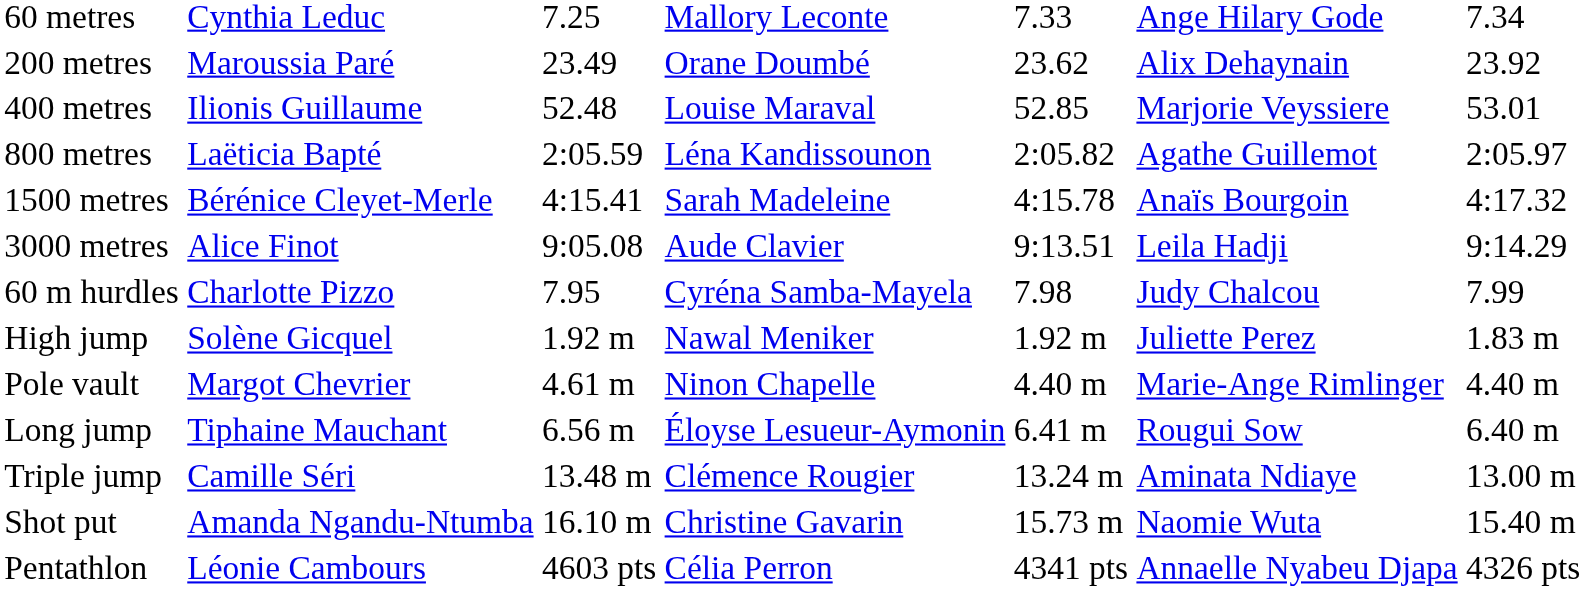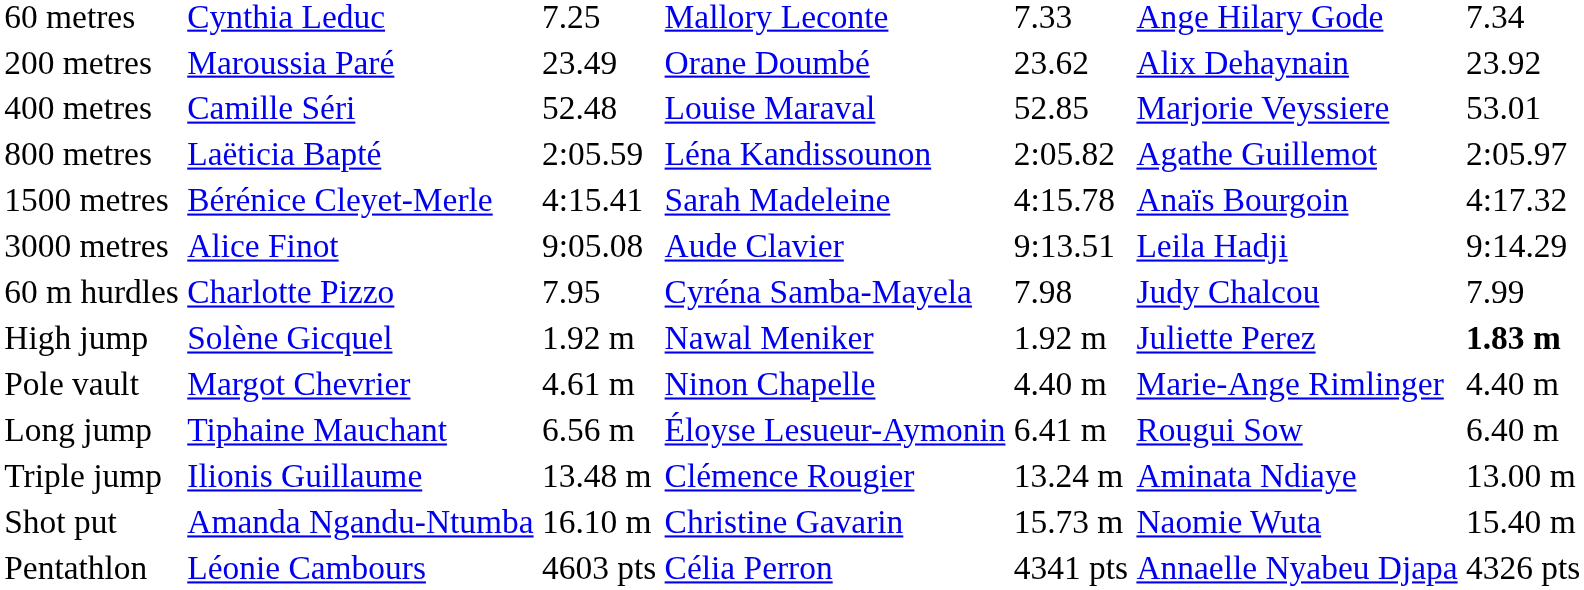(305, 108) Ilionis Guillaume -> (271, 108) Camille Séri
(1512, 338) normal -> (1513, 338) bold
(271, 476) Camille Séri -> (305, 476) Ilionis Guillaume
